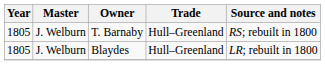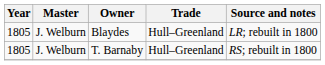rows swapped: (110, 50) <-> (117, 32)
